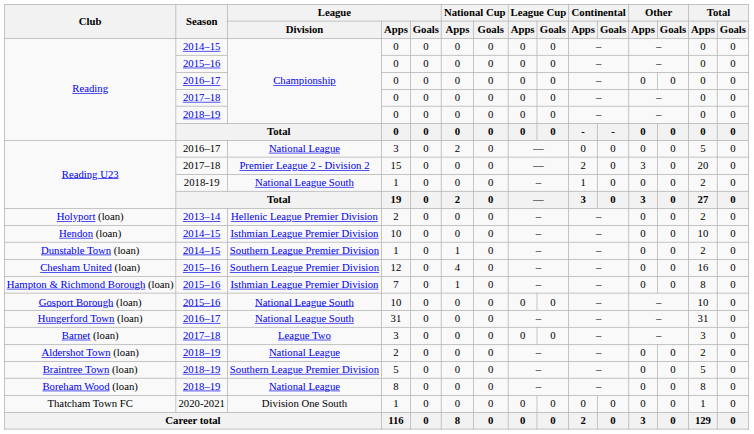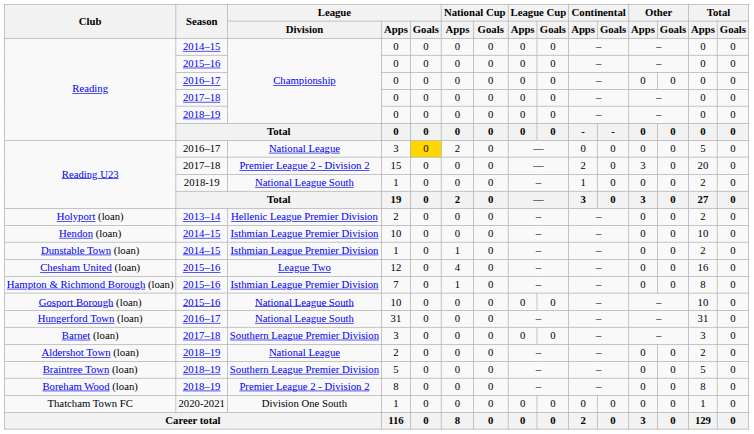(426, 149) no background -> (426, 149) gold background
(304, 251) Southern League Premier Division -> (304, 251) Isthmian League Premier Division
(304, 268) Southern League Premier Division -> (304, 268) League Two
(304, 336) League Two -> (304, 336) Southern League Premier Division
(304, 387) National League -> (304, 387) Premier League 2 - Division 2
